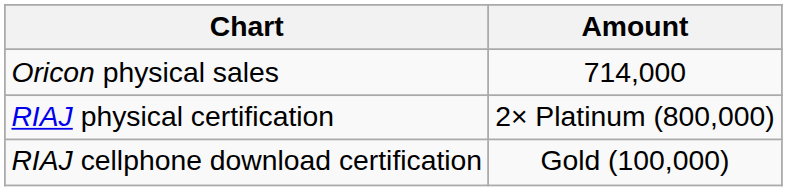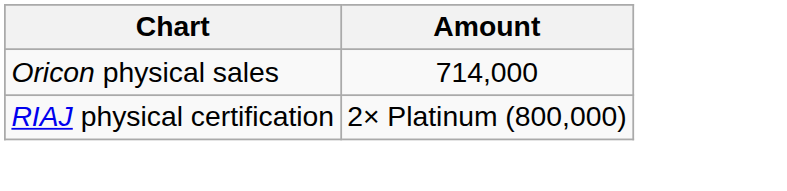- row: (247, 161)
